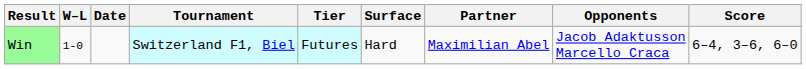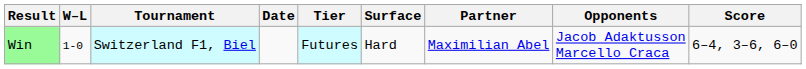columns swapped: (110, 16) <-> (214, 16)
